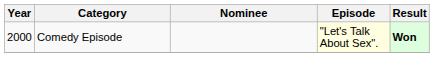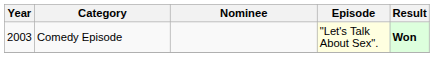(19, 37) 2000 -> (19, 37) 2003
